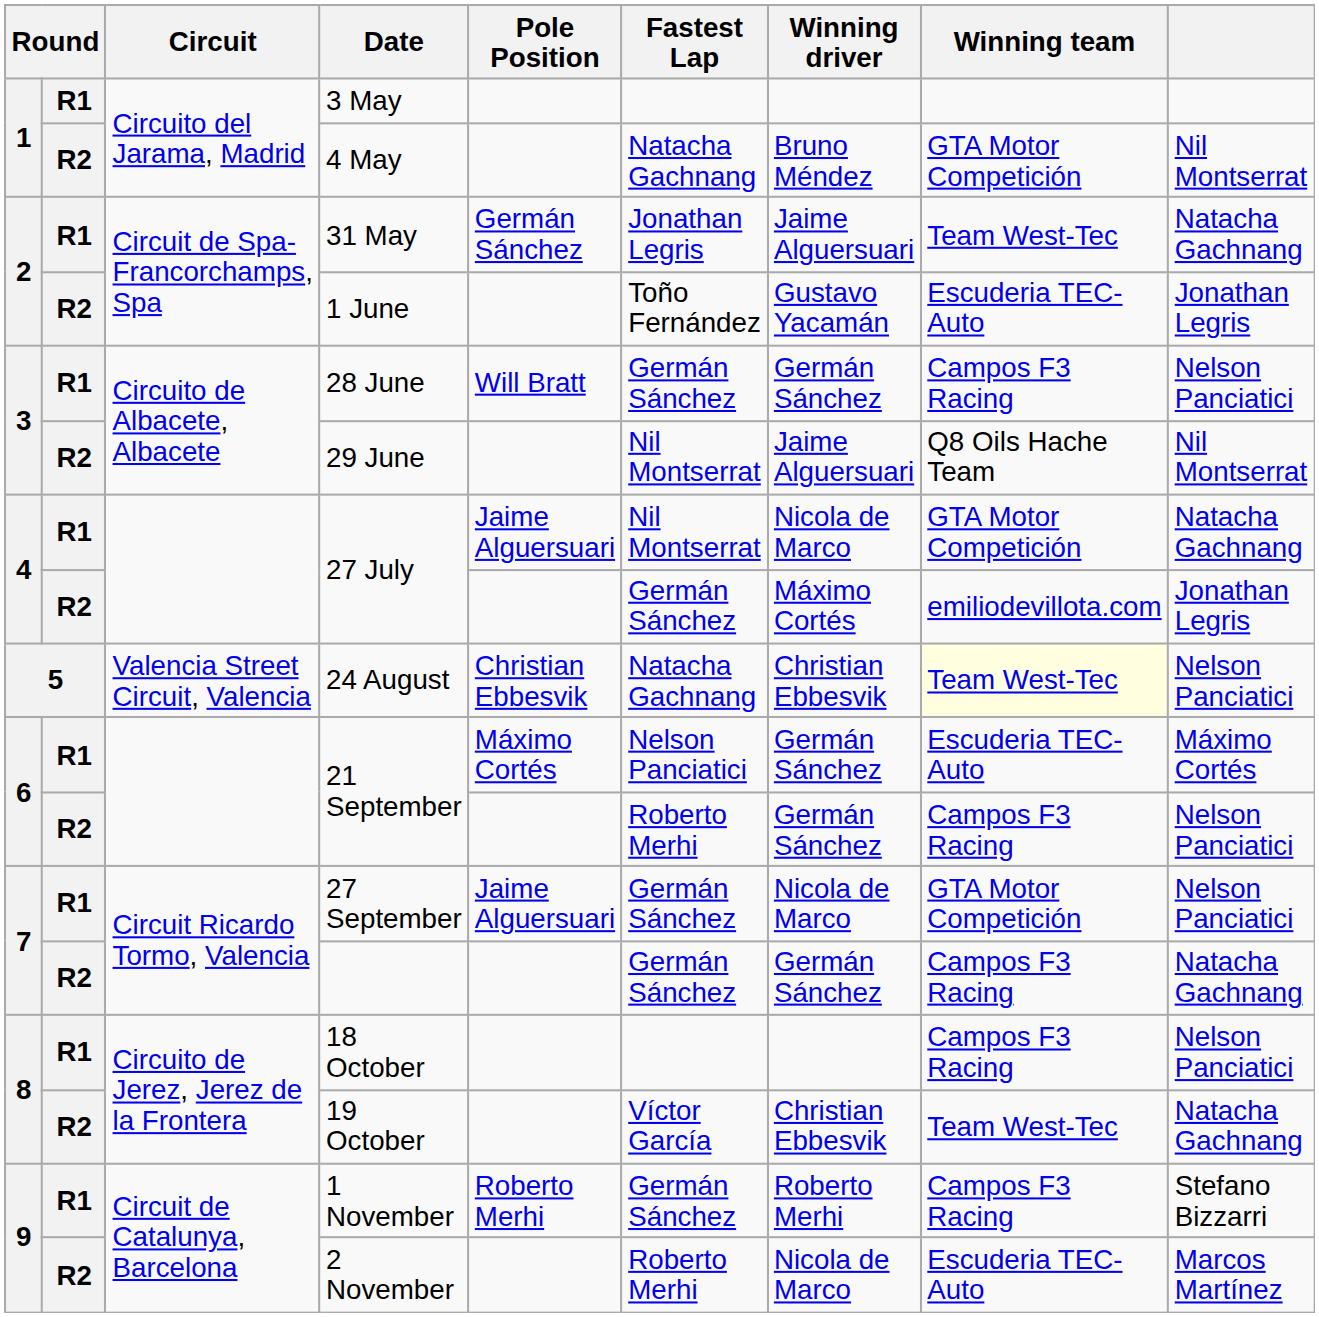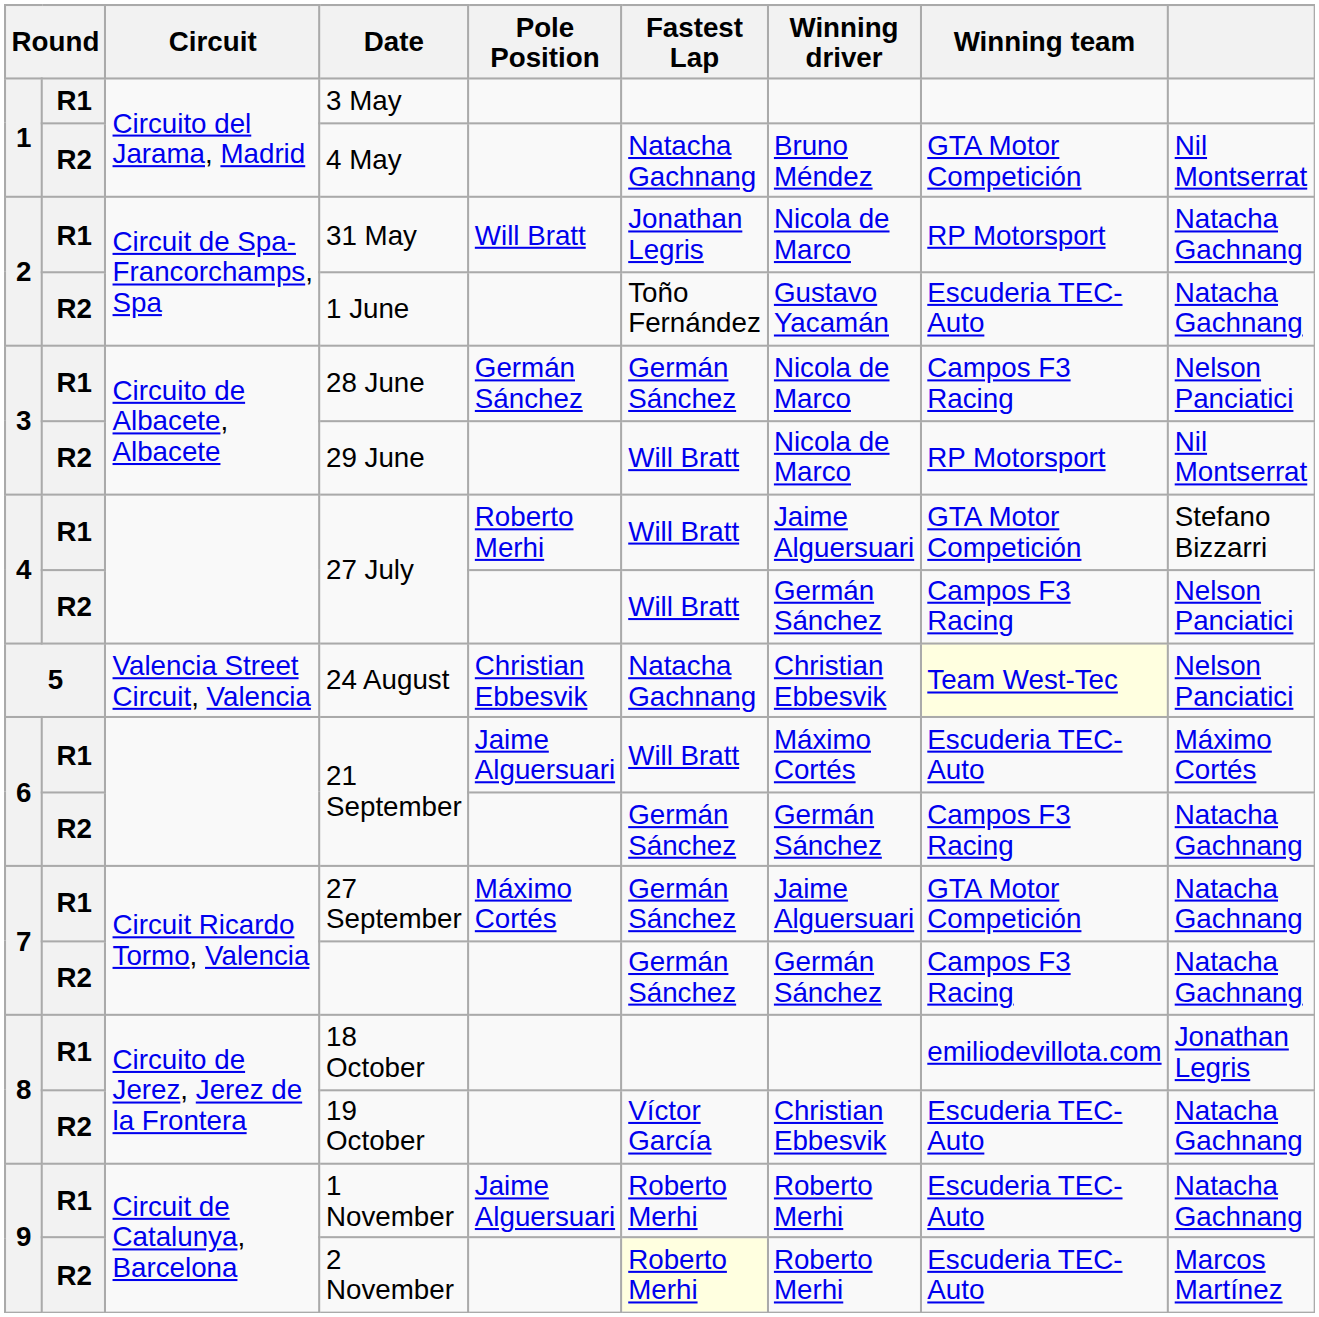(529, 234) Germán Sánchez -> (530, 234) Will Bratt
(844, 234) Jaime Alguersuari -> (832, 234) Nicola de Marco
(1023, 234) Team West-Tec -> (1016, 234) RP Motorsport
(1232, 309) Jonathan Legris -> (1239, 309) Natacha Gachnang
(530, 383) Will Bratt -> (529, 383) Germán Sánchez
(828, 383) Germán Sánchez -> (832, 383) Nicola de Marco
(694, 457) Nil Montserrat -> (684, 457) Will Bratt
(844, 457) Jaime Alguersuari -> (832, 457) Nicola de Marco
(1017, 457) Q8 Oils Hache Team -> (1016, 457) RP Motorsport
(545, 532) Jaime Alguersuari -> (524, 532) Roberto Merhi
(694, 532) Nil Montserrat -> (684, 532) Will Bratt
(832, 532) Nicola de Marco -> (844, 532) Jaime Alguersuari
(1239, 532) Natacha Gachnang -> (1223, 532) Stefano Bizzarri
(682, 606) Germán Sánchez -> (684, 606) Will Bratt
(822, 606) Máximo Cortés -> (828, 606) Germán Sánchez
(1044, 606) emiliodevillota.com -> (999, 606) Campos F3 Racing
(1232, 606) Jonathan Legris -> (1234, 606) Nelson Panciatici
(523, 755) Máximo Cortés -> (545, 755) Jaime Alguersuari
(688, 755) Nelson Panciatici -> (684, 755) Will Bratt
(828, 755) Germán Sánchez -> (822, 755) Máximo Cortés
(678, 829) Roberto Merhi -> (682, 829) Germán Sánchez
(1234, 829) Nelson Panciatici -> (1239, 829) Natacha Gachnang
(545, 903) Jaime Alguersuari -> (523, 903) Máximo Cortés
(832, 903) Nicola de Marco -> (844, 903) Jaime Alguersuari
(1234, 903) Nelson Panciatici -> (1239, 903) Natacha Gachnang
(999, 1052) Campos F3 Racing -> (1044, 1052) emiliodevillota.com
(1234, 1052) Nelson Panciatici -> (1232, 1052) Jonathan Legris
(1023, 1126) Team West-Tec -> (1025, 1126) Escuderia TEC-Auto
(524, 1200) Roberto Merhi -> (545, 1200) Jaime Alguersuari
(682, 1200) Germán Sánchez -> (678, 1200) Roberto Merhi
(999, 1200) Campos F3 Racing -> (1025, 1200) Escuderia TEC-Auto
(1223, 1200) Stefano Bizzarri -> (1239, 1200) Natacha Gachnang
(678, 1275) no background -> (678, 1275) lightyellow background
(832, 1275) Nicola de Marco -> (823, 1275) Roberto Merhi
